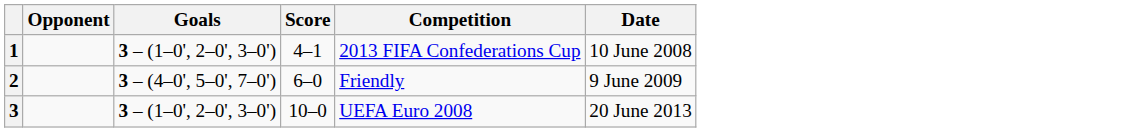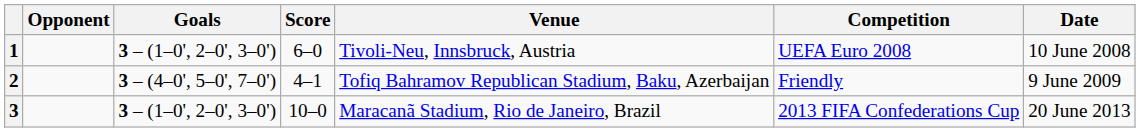+ column: (554, 19)
(308, 50) 4–1 -> (308, 50) 6–0
(460, 50) 2013 FIFA Confederations Cup -> (845, 50) UEFA Euro 2008
(308, 80) 6–0 -> (308, 80) 4–1
(406, 111) UEFA Euro 2008 -> (899, 111) 2013 FIFA Confederations Cup
